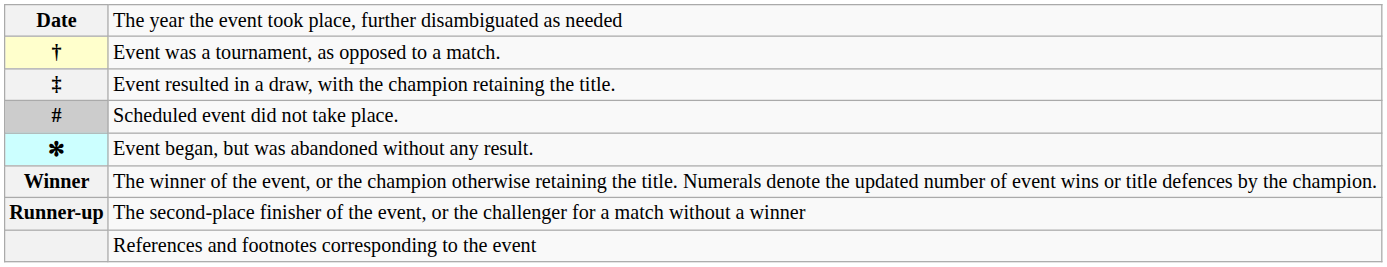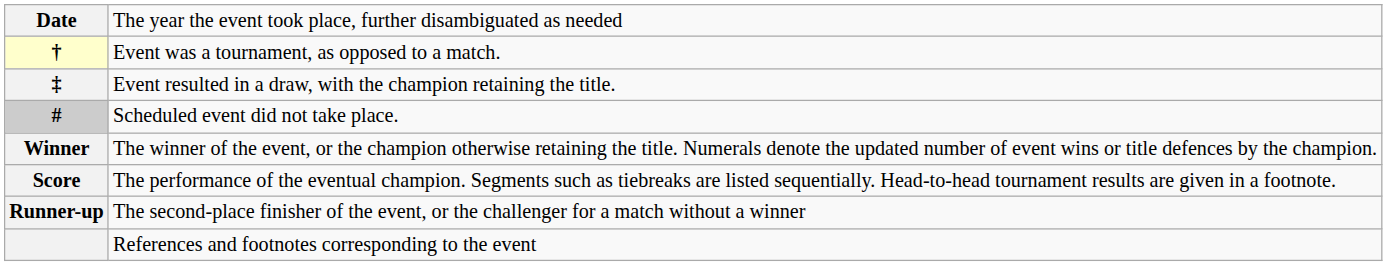- row: (57, 149)
+ row: (57, 180)
